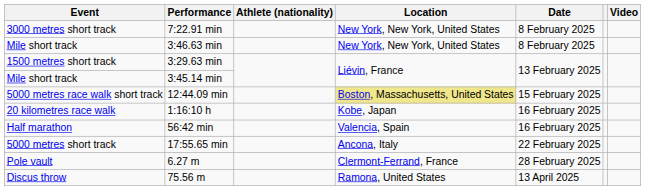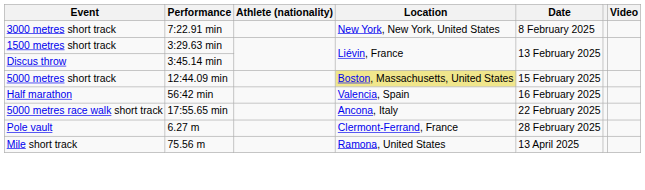- row: (195, 45)
(42, 78) Mile short track -> (36, 62) Discus throw
(85, 95) 5000 metres race walk short track -> (61, 78) 5000 metres short track
- row: (189, 111)
(61, 144) 5000 metres short track -> (85, 111) 5000 metres race walk short track
(36, 177) Discus throw -> (42, 144) Mile short track
